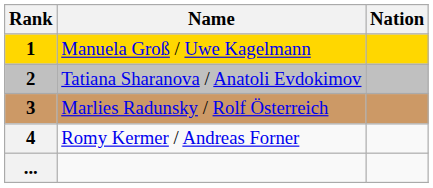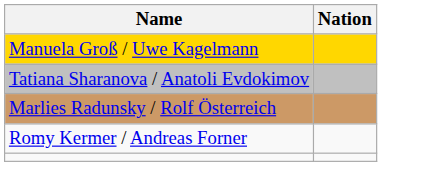- column: (31, 19)
